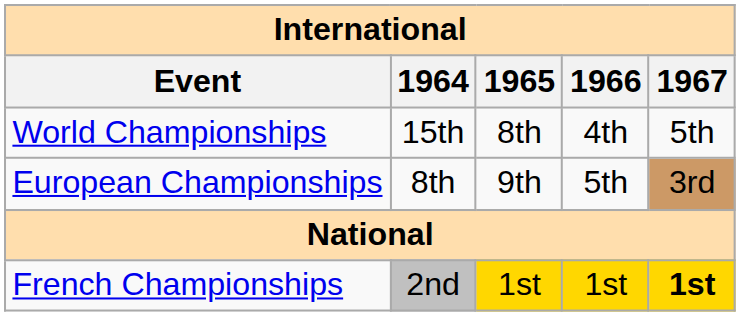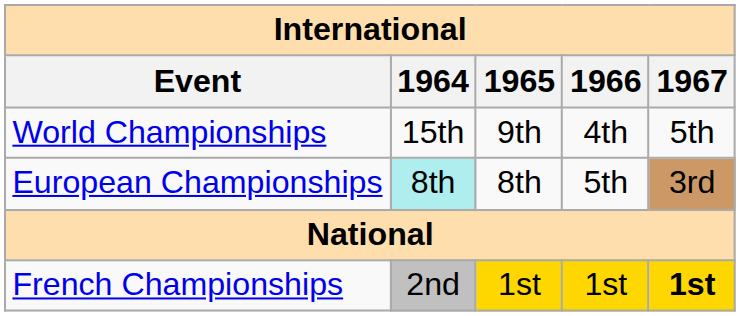(519, 132) 8th -> (519, 132) 9th
(433, 183) no background -> (433, 183) paleturquoise background
(519, 183) 9th -> (519, 183) 8th
